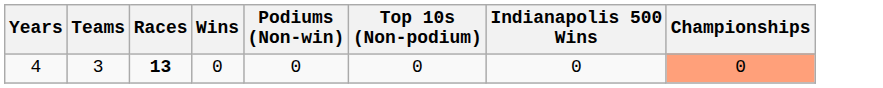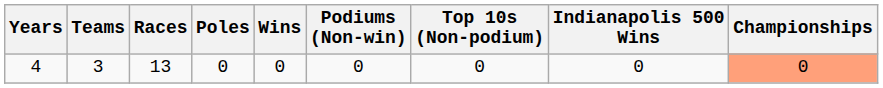+ column: (223, 30)
(161, 69) bold -> (161, 69) normal
